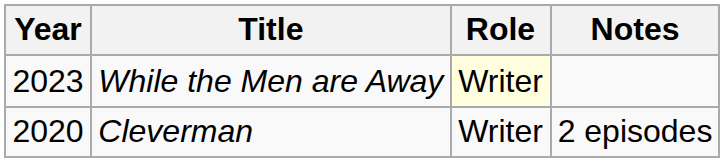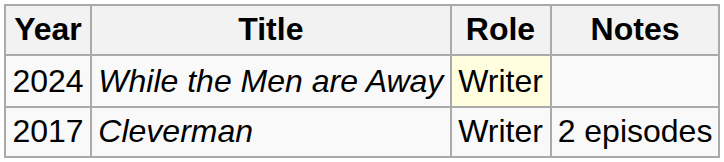(48, 80) 2023 -> (48, 80) 2024
(48, 131) 2020 -> (48, 131) 2017
